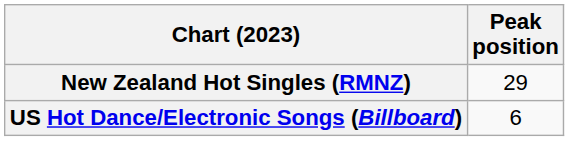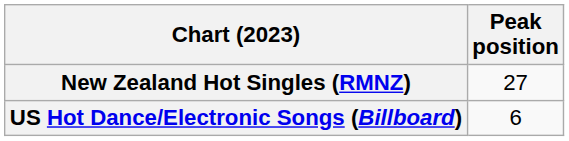(516, 82) 29 -> (516, 82) 27
